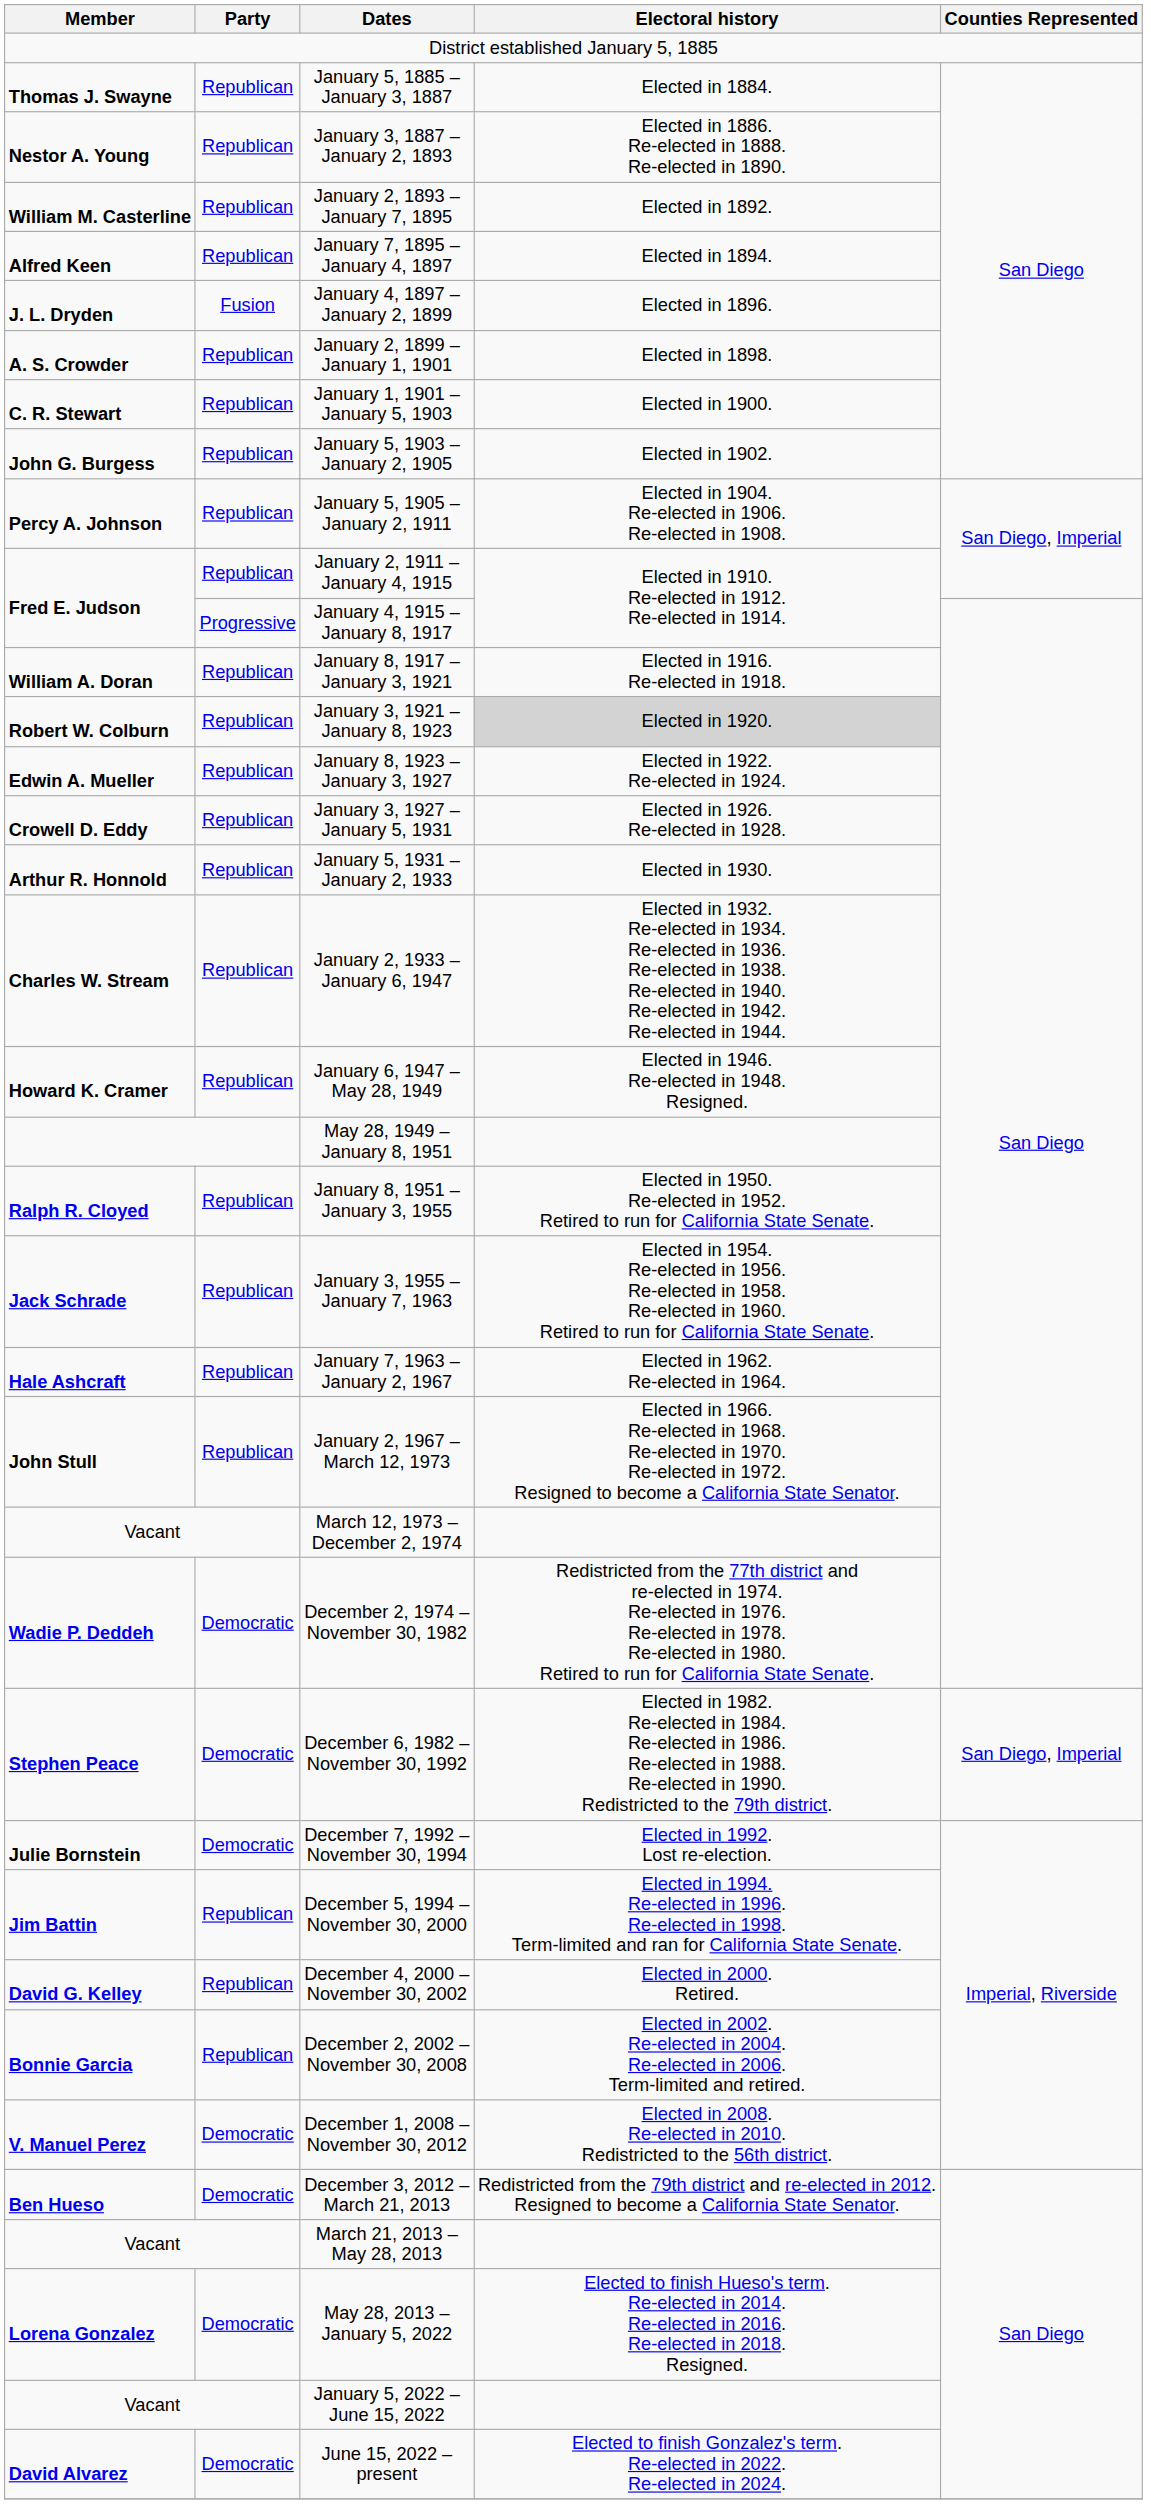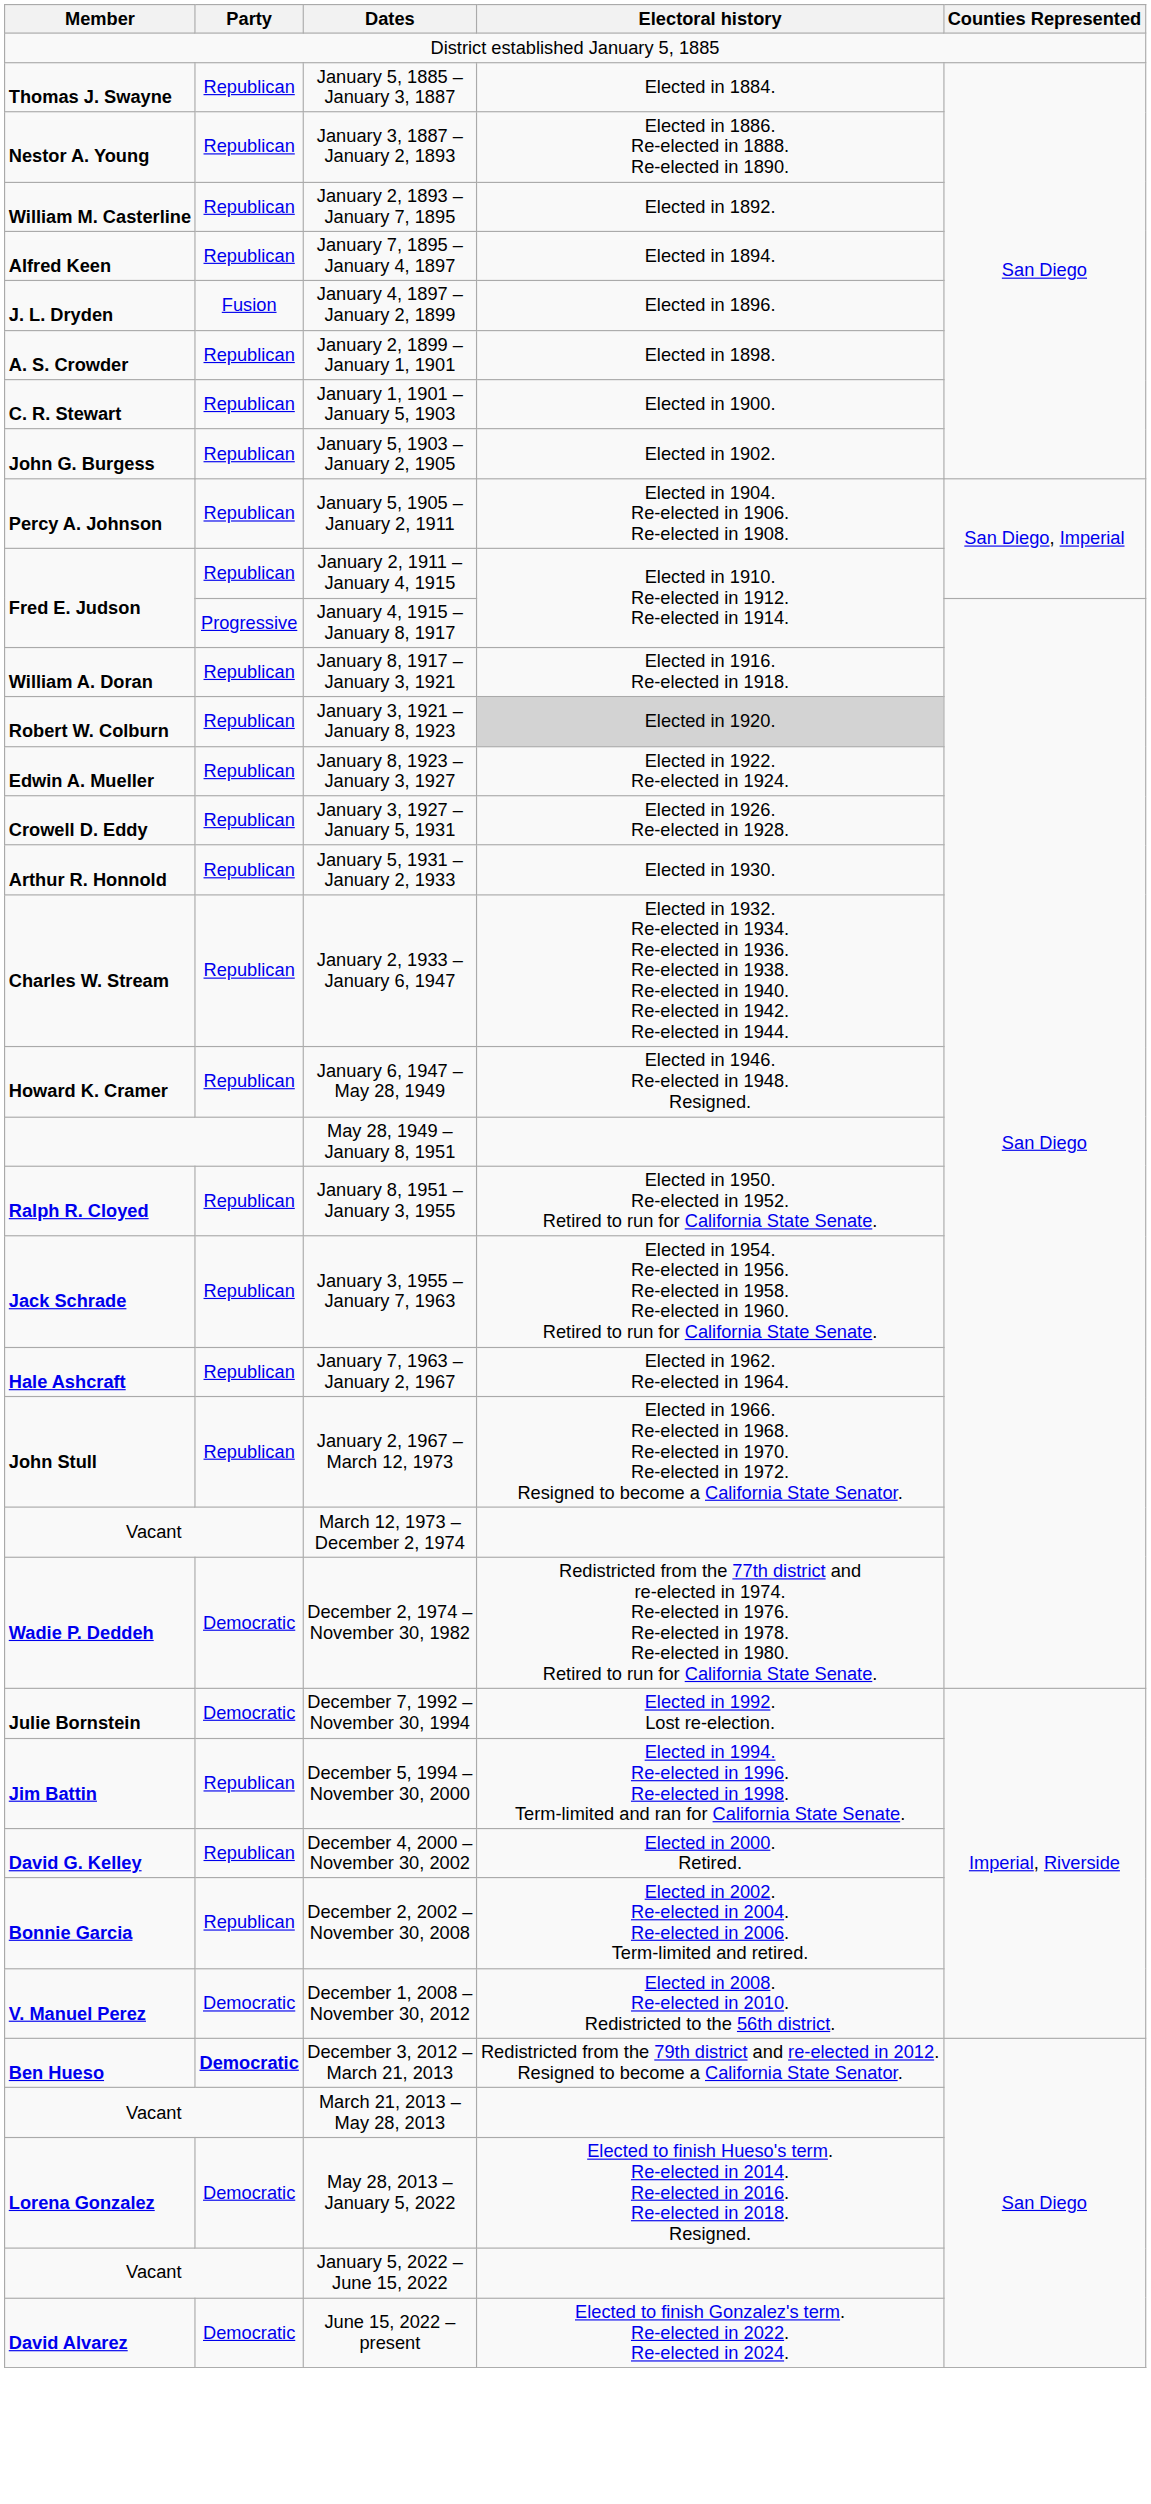- row: (74, 1764)
(248, 2194) normal -> (249, 2062) bold
